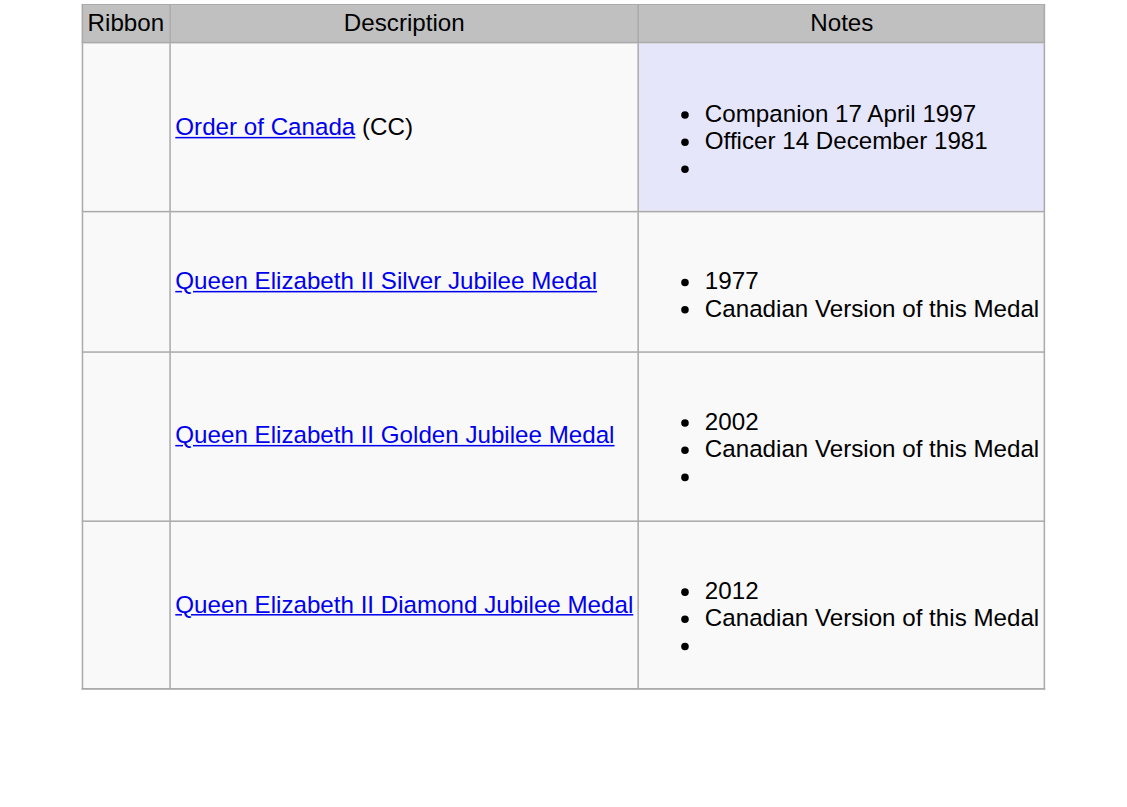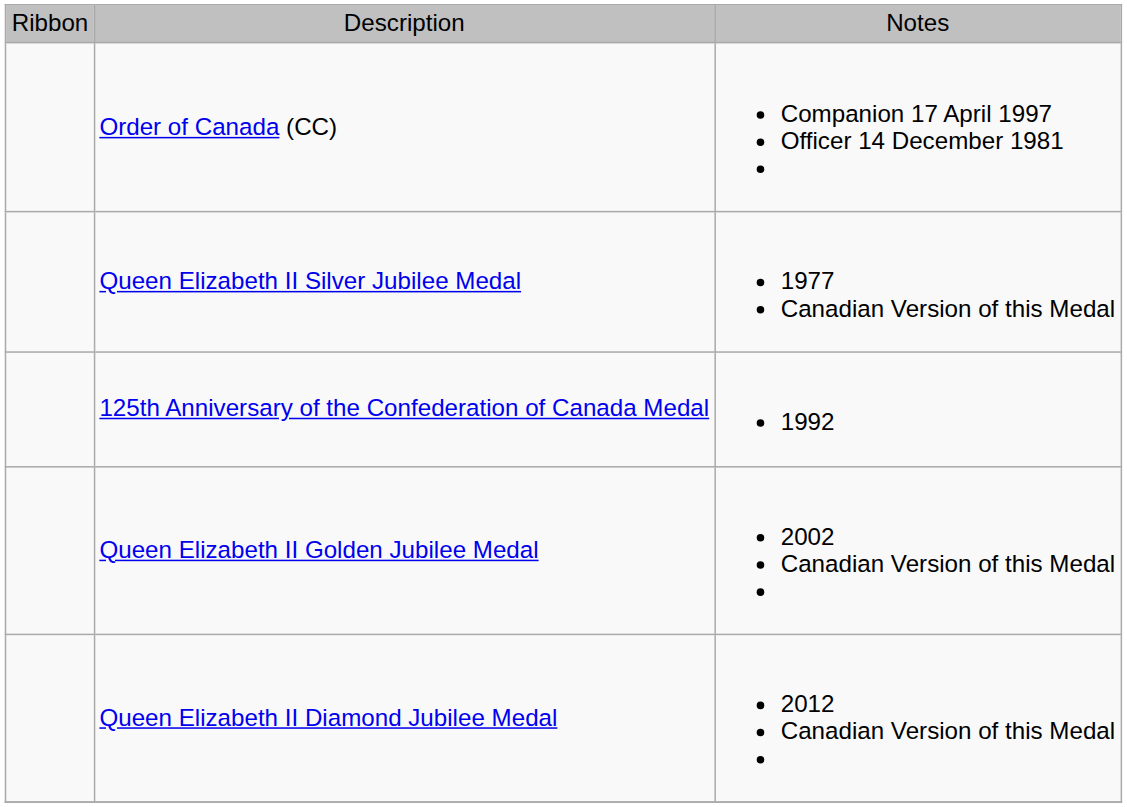(842, 141) lavender background -> (918, 141) no background
+ row: (404, 408)
